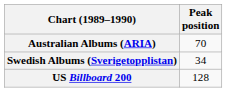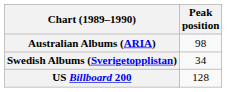(201, 43) 70 -> (201, 43) 98
